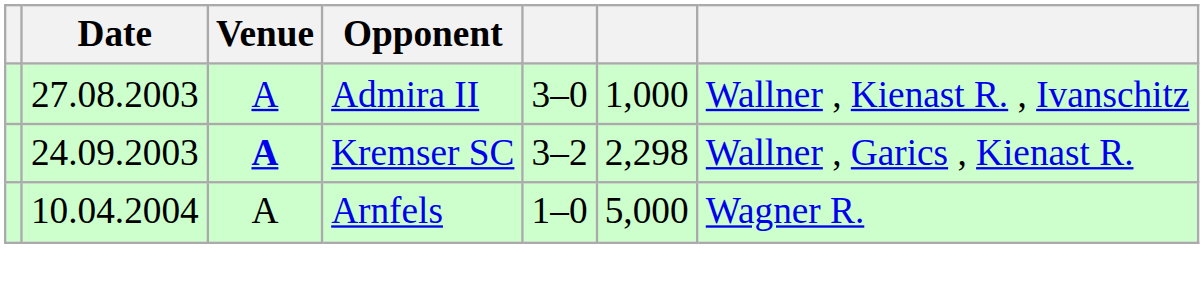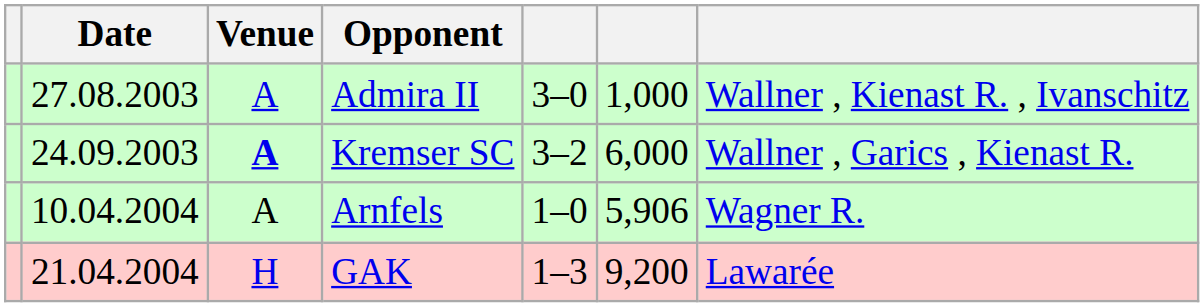(647, 152) 2,298 -> (647, 152) 6,000
(647, 211) 5,000 -> (647, 211) 5,906
+ row: (372, 270)
